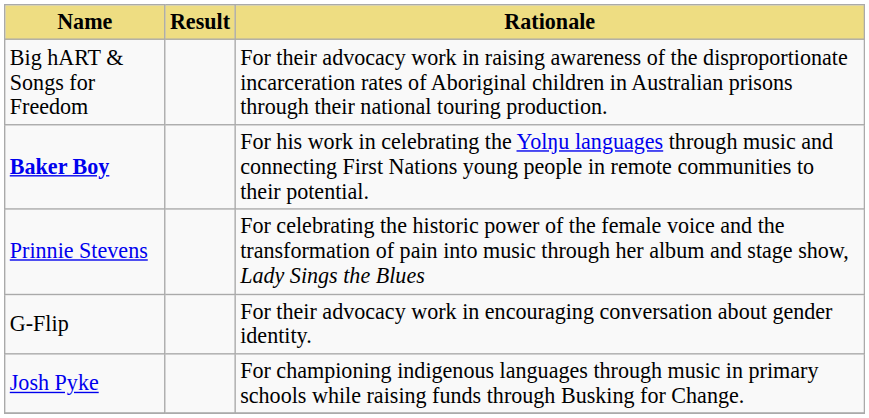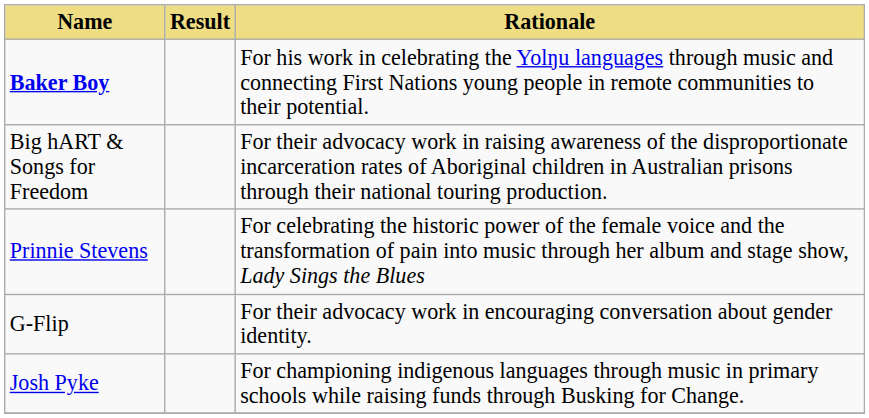rows swapped: (60, 166) <-> (67, 81)
